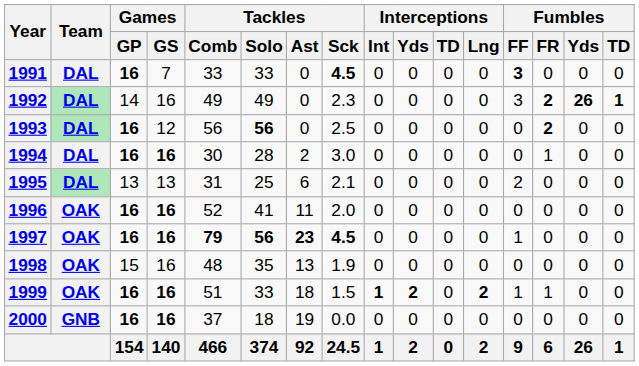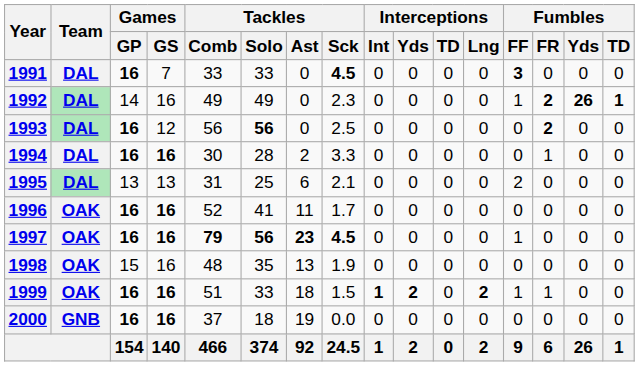(518, 100) 3 -> (518, 100) 1
(343, 155) 3.0 -> (343, 155) 3.3
(343, 210) 2.0 -> (343, 210) 1.7
